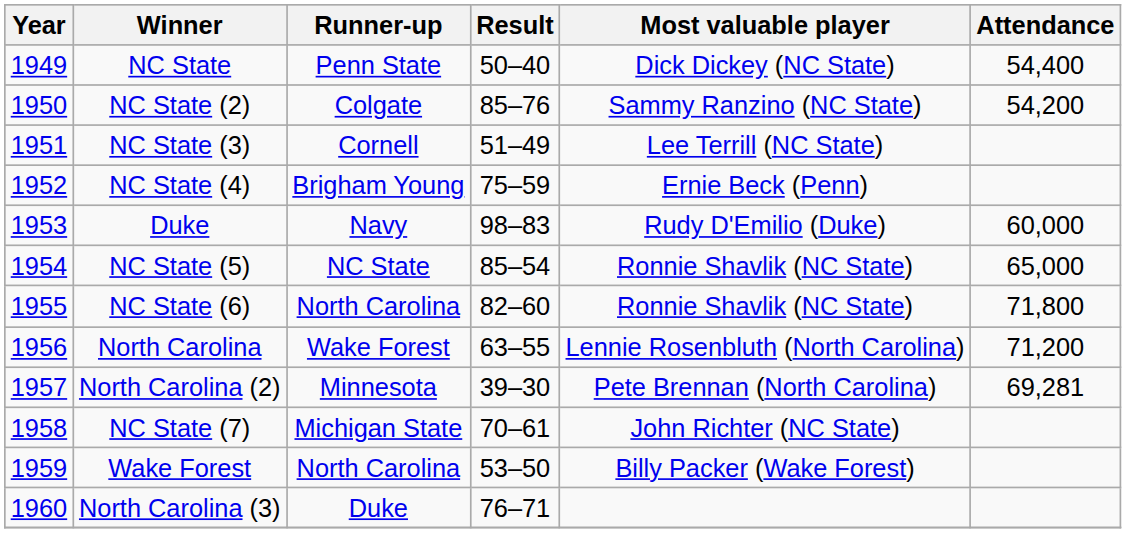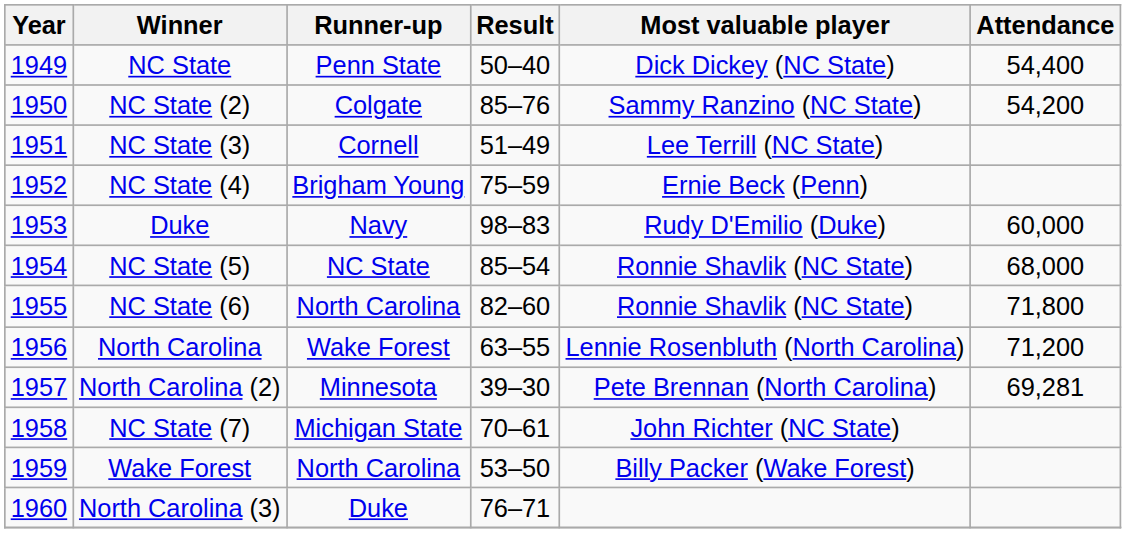(1045, 266) 65,000 -> (1045, 266) 68,000
